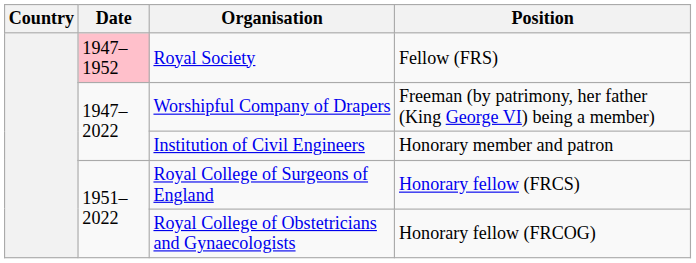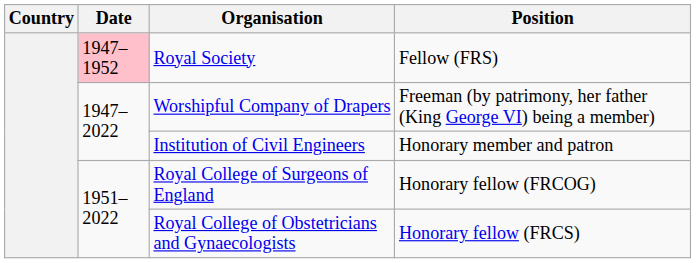(489, 184) Honorary fellow (FRCS) -> (497, 184) Honorary fellow (FRCOG)
(497, 233) Honorary fellow (FRCOG) -> (489, 233) Honorary fellow (FRCS)
